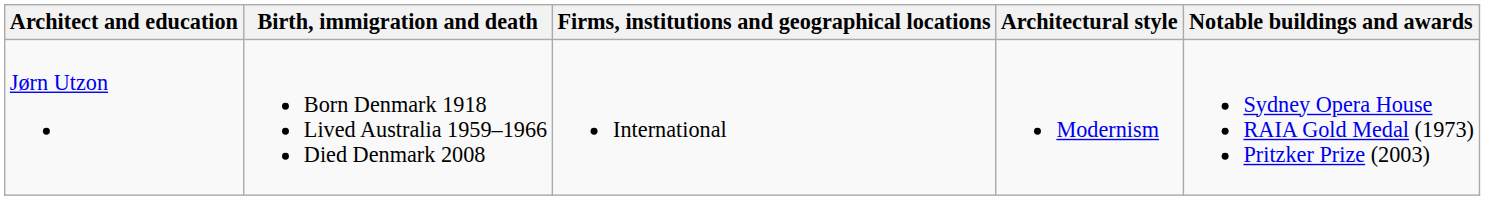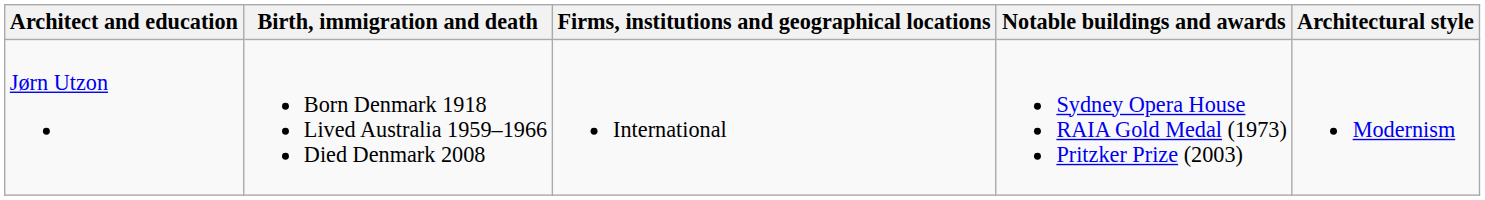columns swapped: (1089, 22) <-> (1331, 22)
